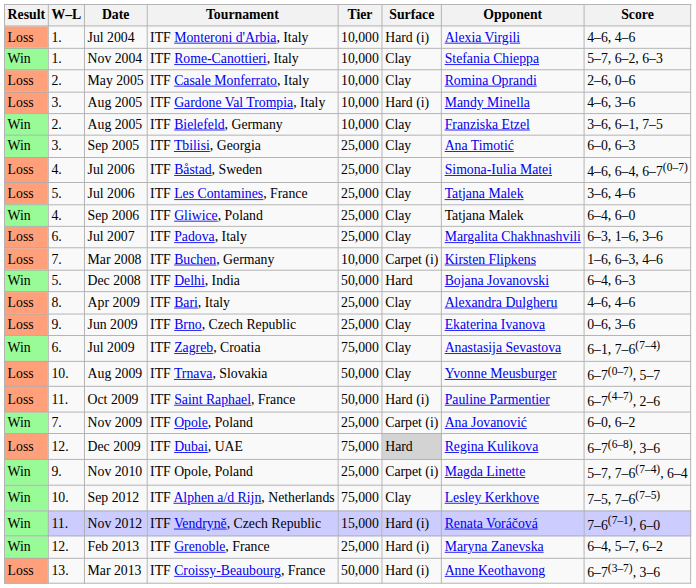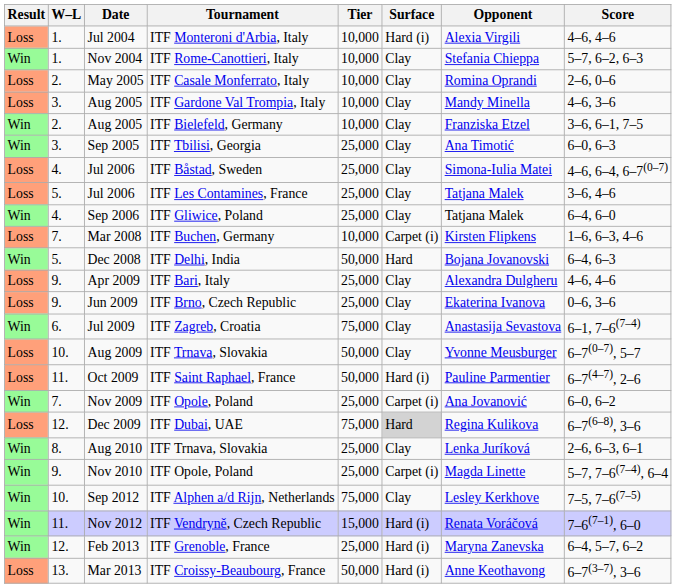(407, 102) Hard (i) -> (398, 102) Clay
- row: (111, 237)
(57, 302) 8. -> (57, 281) 9.
+ row: (115, 448)
